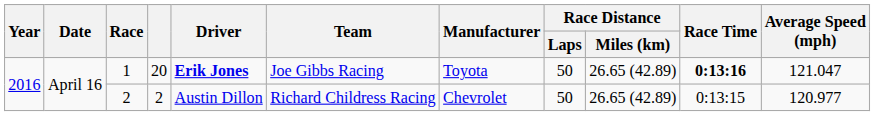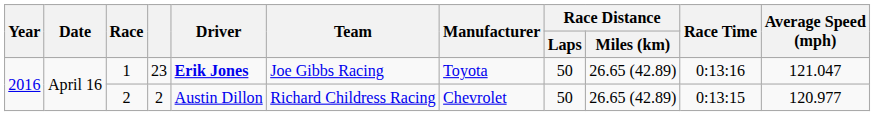(159, 71) 20 -> (159, 71) 23
(721, 71) bold -> (721, 71) normal
